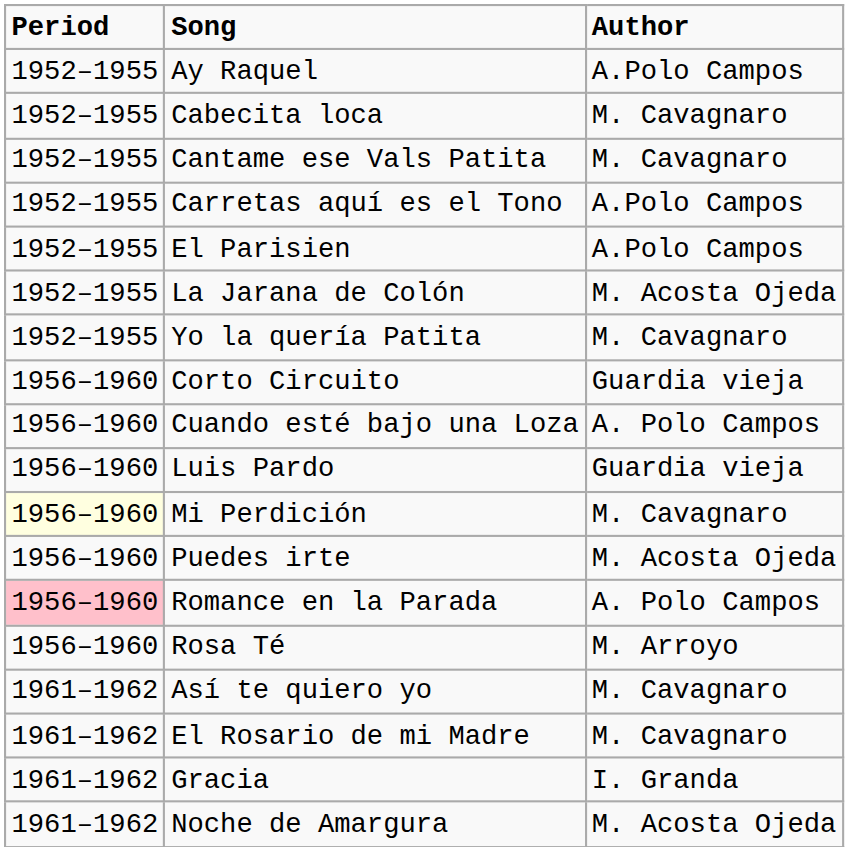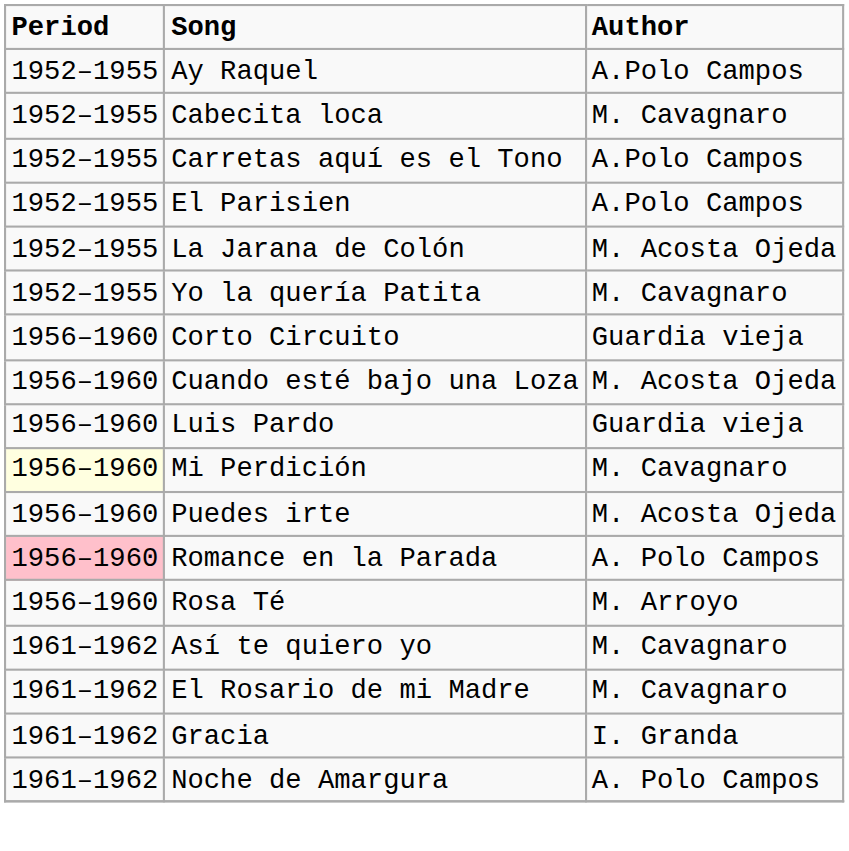- row: (359, 160)
(706, 426) A. Polo Campos -> (714, 381) M. Acosta Ojeda
(714, 824) M. Acosta Ojeda -> (706, 780) A. Polo Campos
